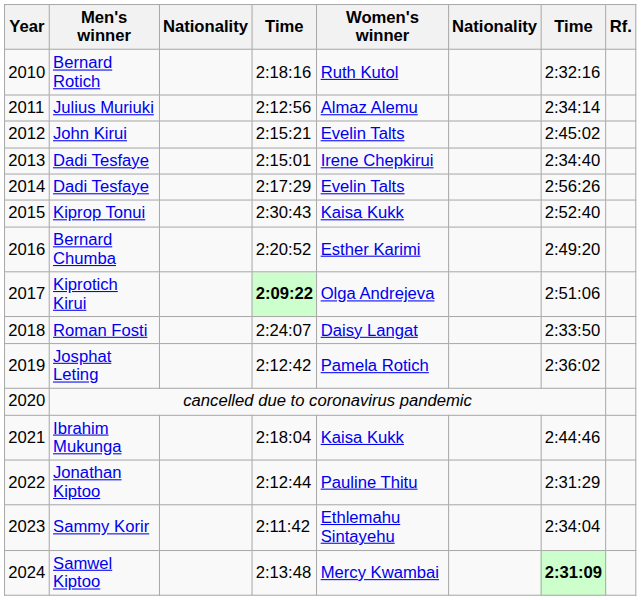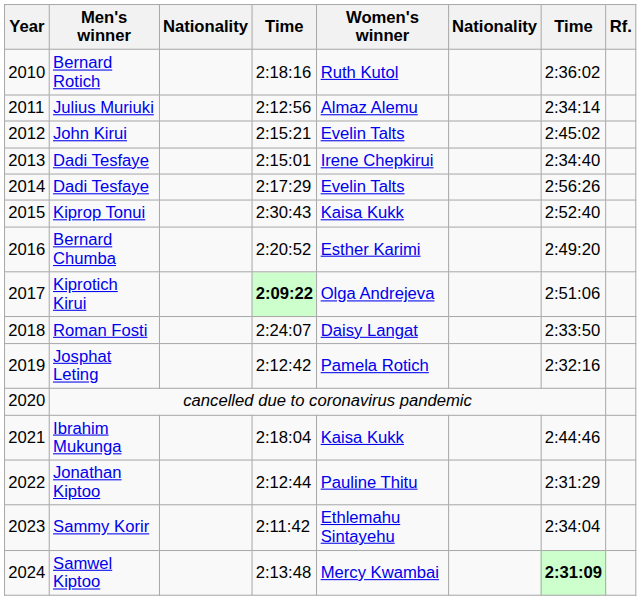(572, 72) 2:32:16 -> (572, 72) 2:36:02
(572, 365) 2:36:02 -> (572, 365) 2:32:16
